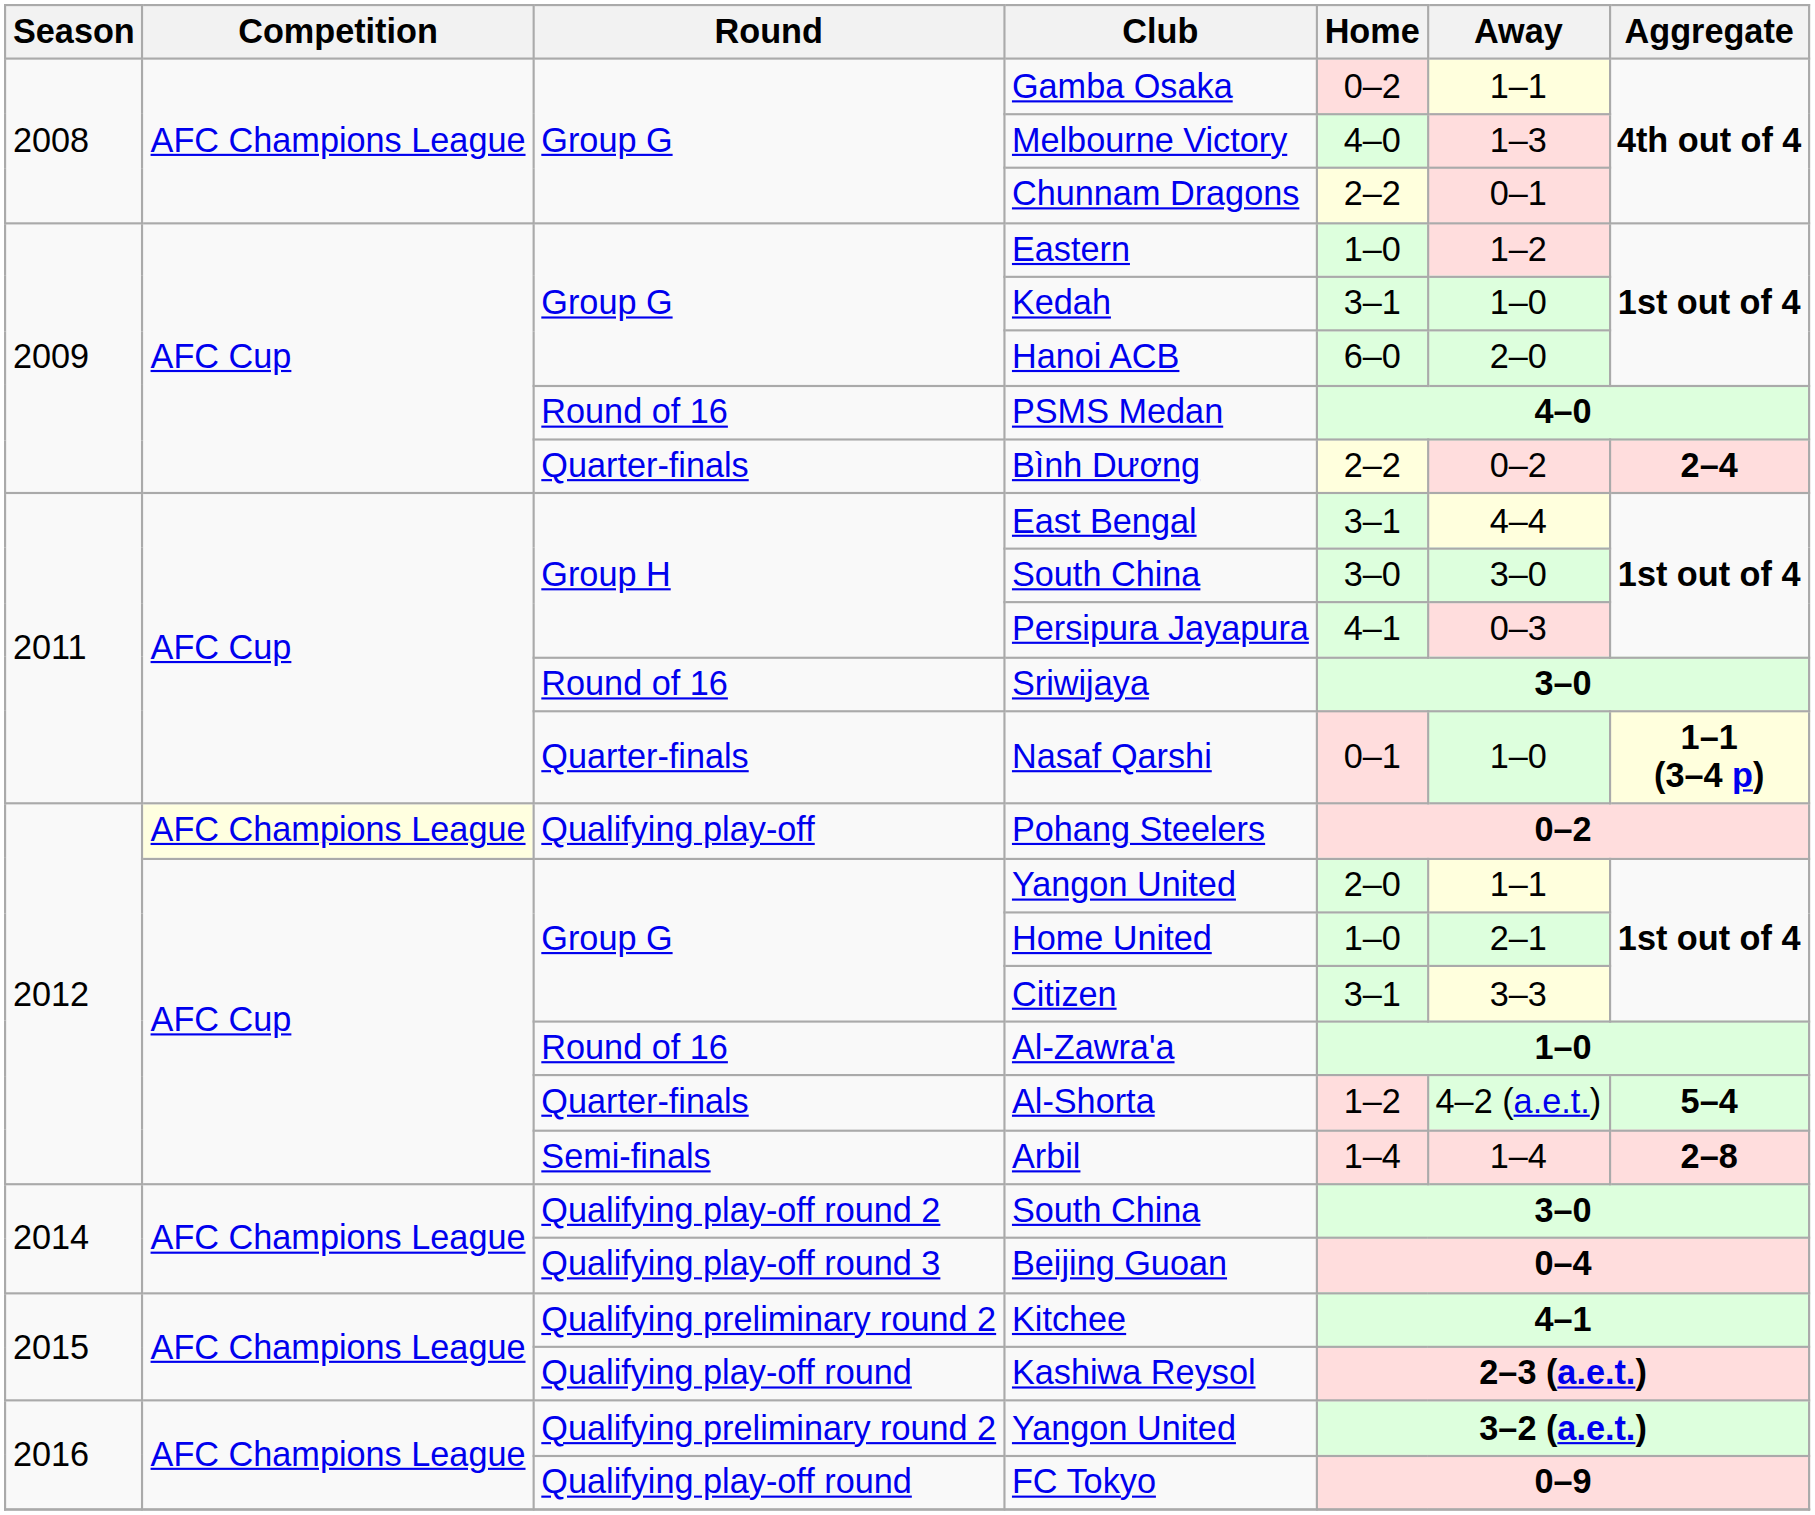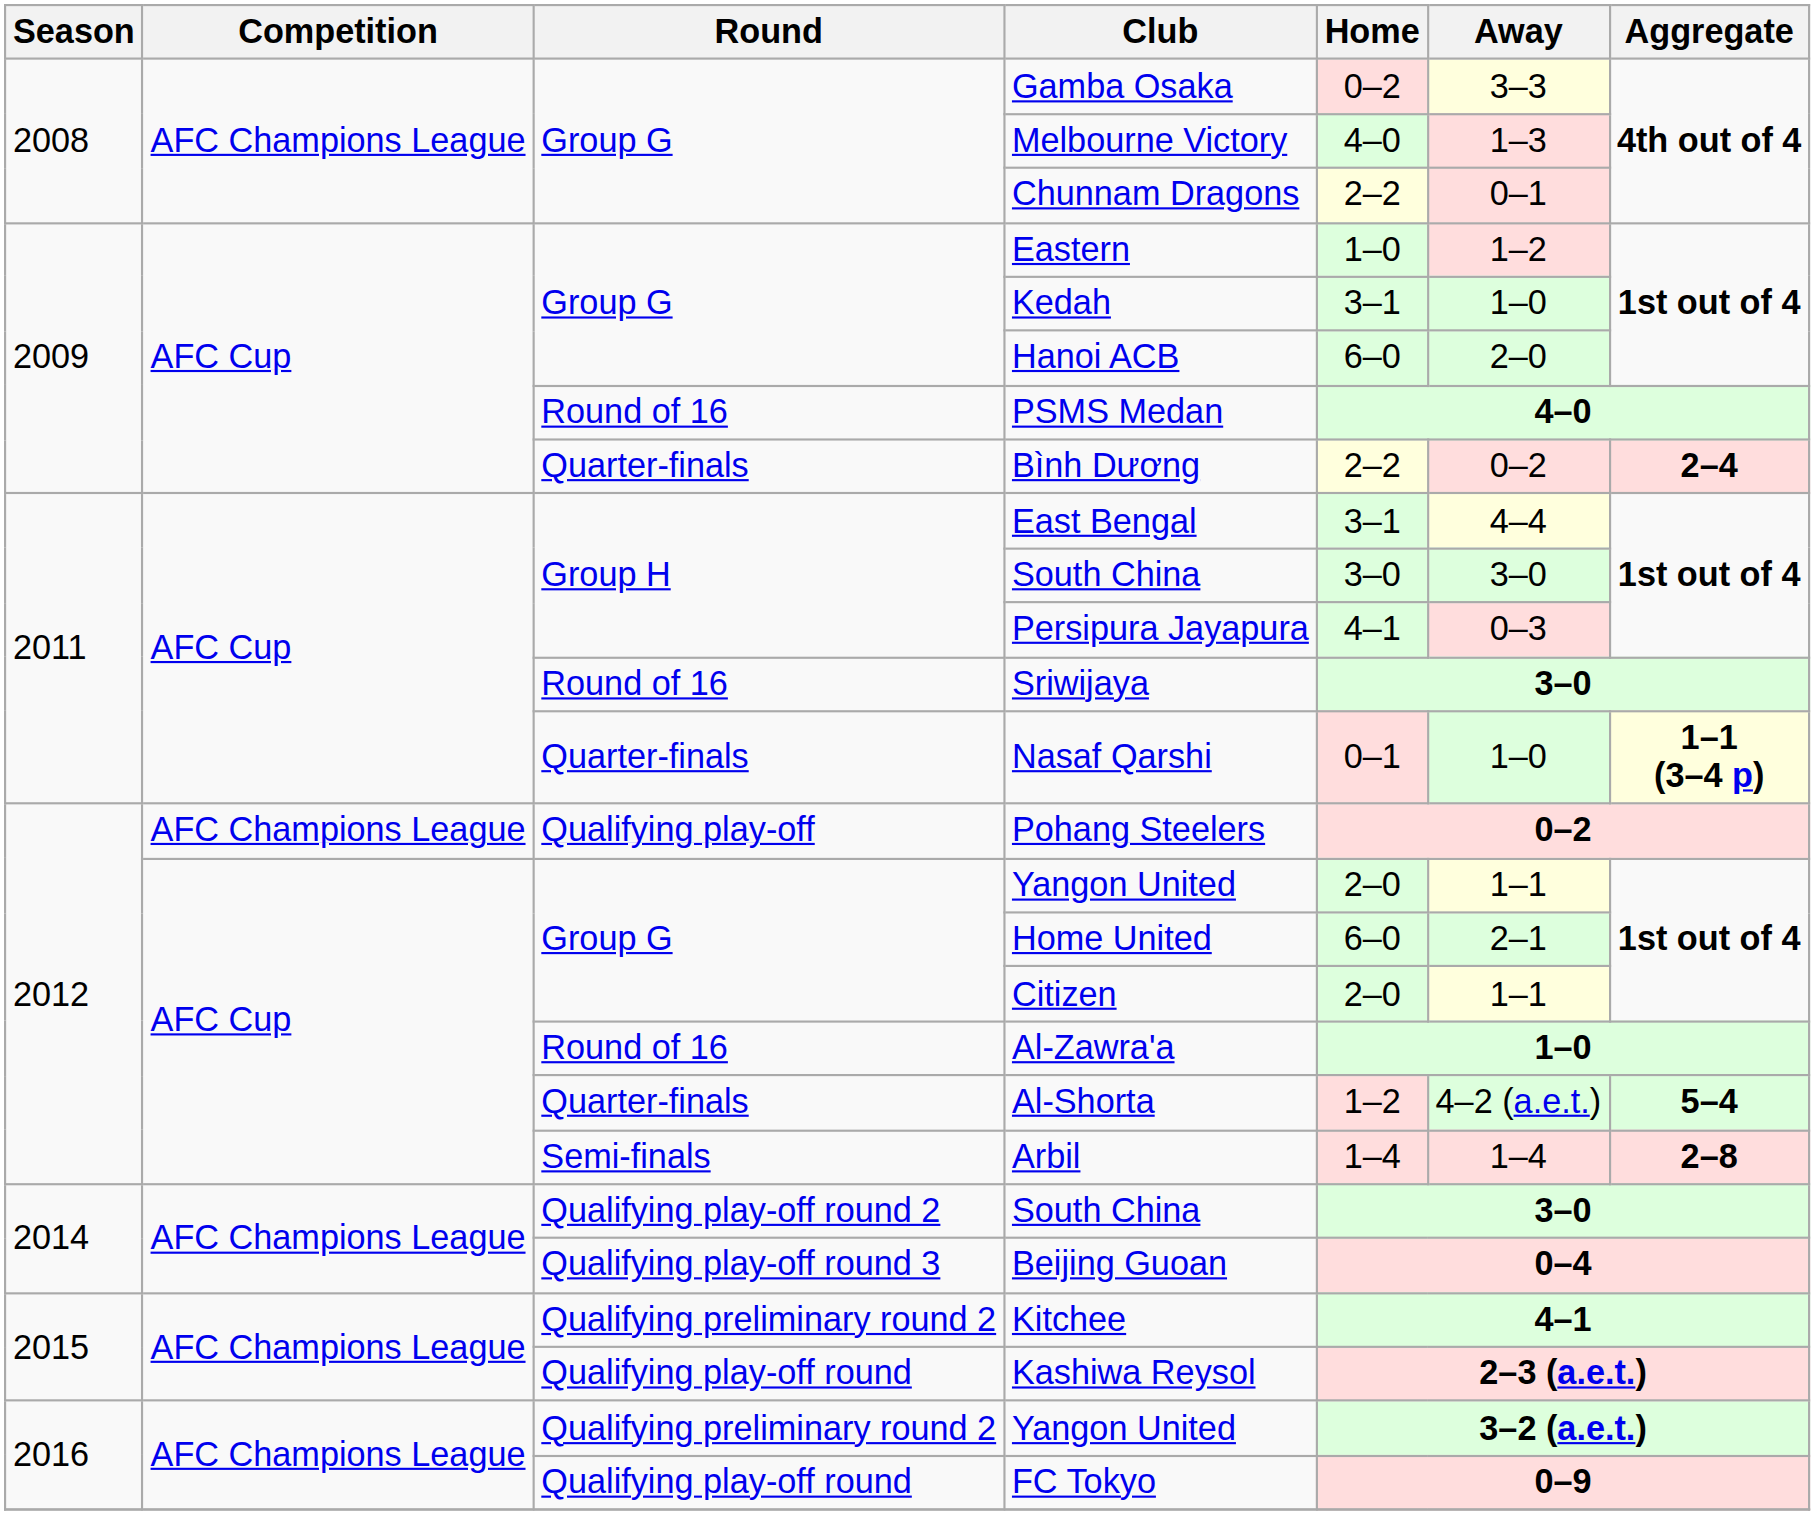(1518, 85) 1–1 -> (1518, 85) 3–3
(338, 830) lightyellow background -> (338, 830) no background
(1372, 939) 1–0 -> (1372, 939) 6–0
(1372, 993) 3–1 -> (1372, 993) 2–0
(1518, 993) 3–3 -> (1518, 993) 1–1
